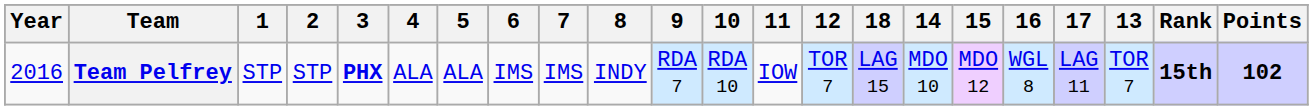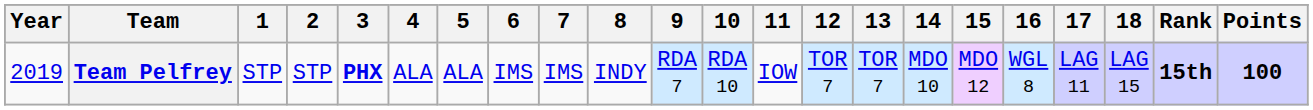columns swapped: (1129, 23) <-> (878, 23)
(37, 73) 2016 -> (37, 73) 2019
(1262, 73) 102 -> (1262, 73) 100
